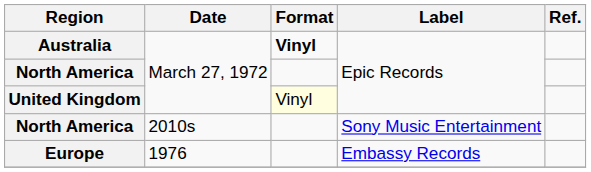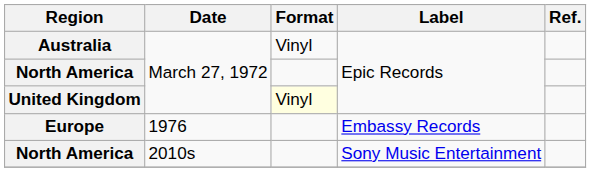(296, 45) bold -> (294, 45) normal
rows swapped: (75, 153) <-> (75, 126)
